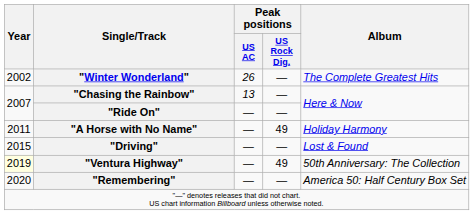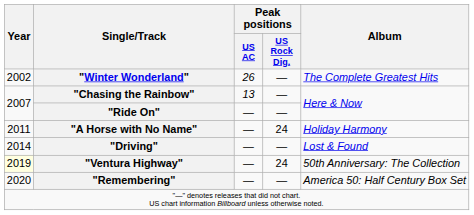(282, 129) 49 -> (282, 129) 24
(19, 146) 2015 -> (19, 146) 2014
(282, 163) 49 -> (282, 163) 24
